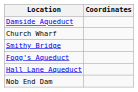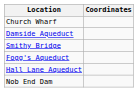rows swapped: (31, 34) <-> (40, 22)
